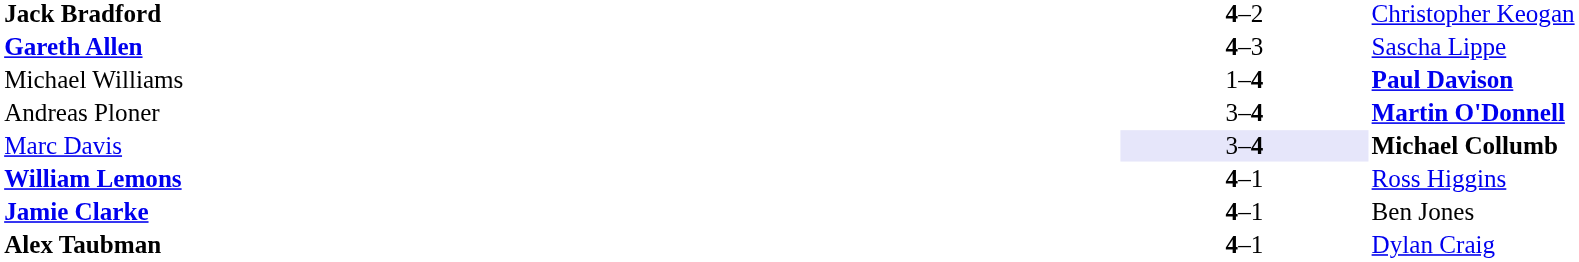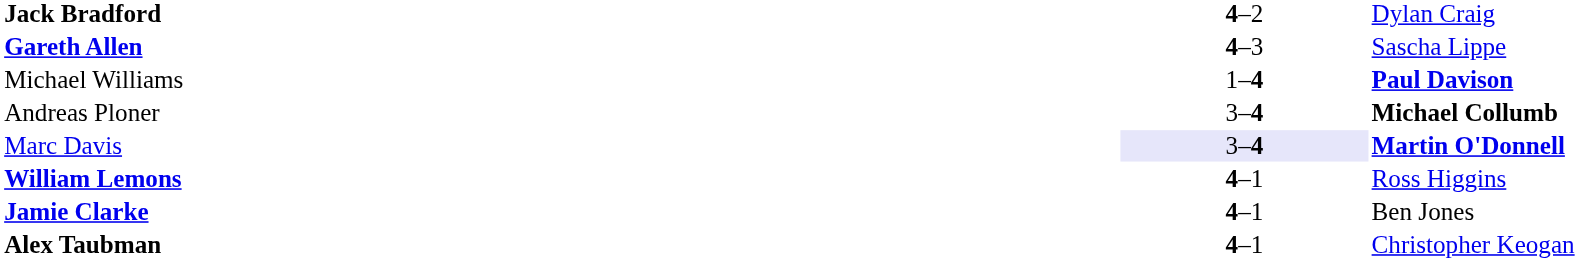(1473, 13) Christopher Keogan -> (1433, 13) Dylan Craig
(1468, 112) Martin O'Donnell -> (1465, 112) Michael Collumb
(1465, 145) Michael Collumb -> (1468, 145) Martin O'Donnell
(1433, 244) Dylan Craig -> (1473, 244) Christopher Keogan
